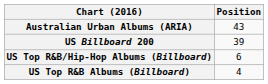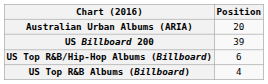(239, 27) 43 -> (239, 27) 20
